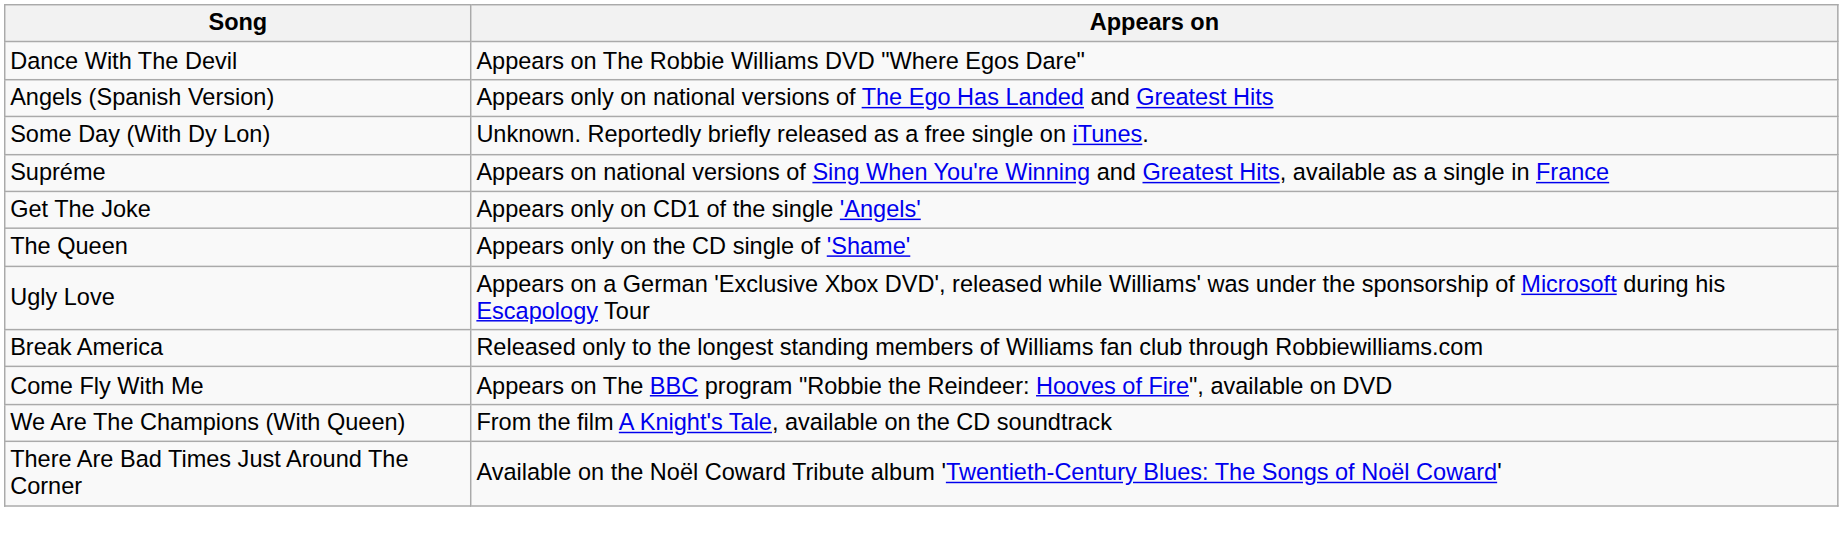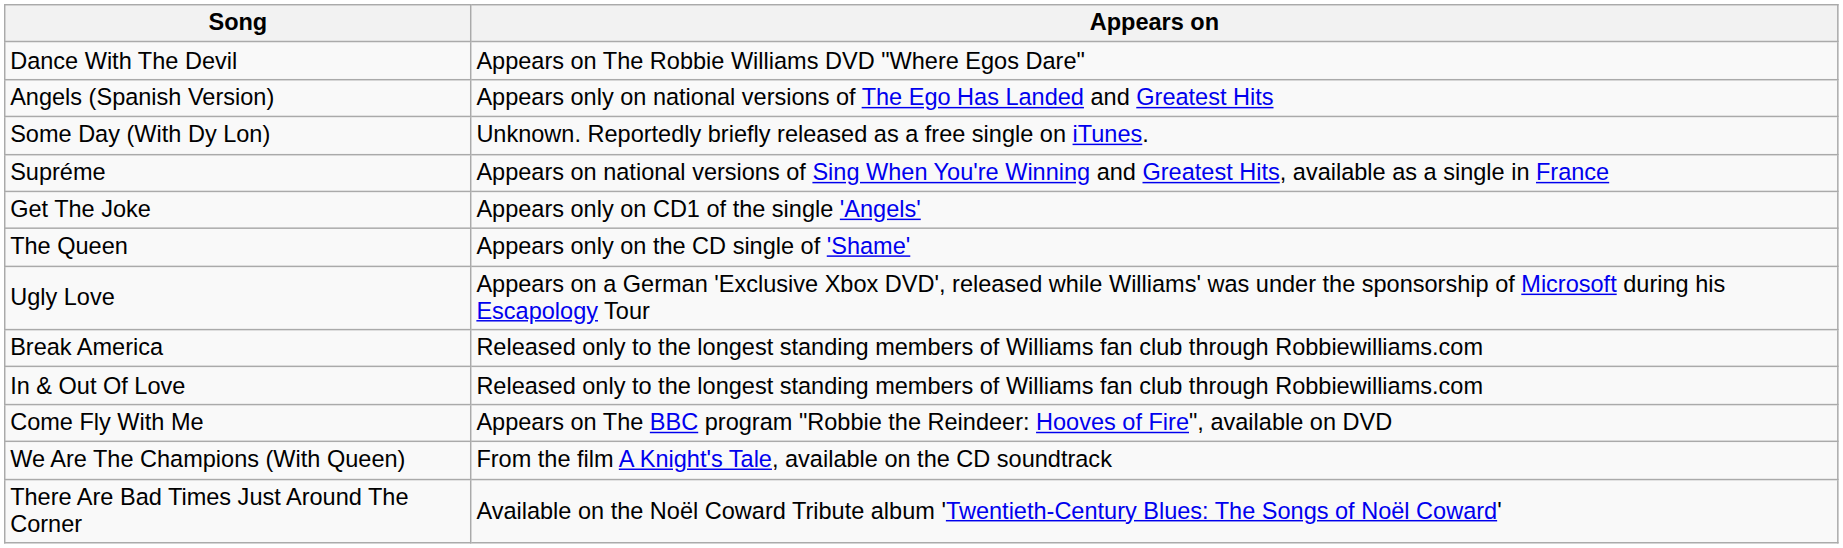+ row: (98, 385)
